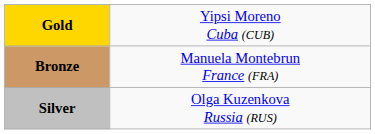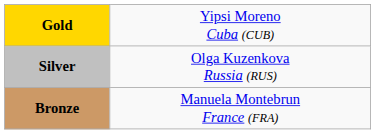rows swapped: (57, 107) <-> (57, 66)
